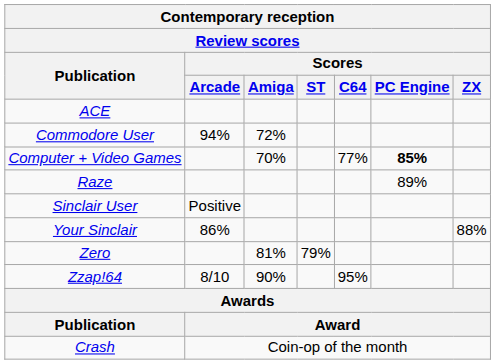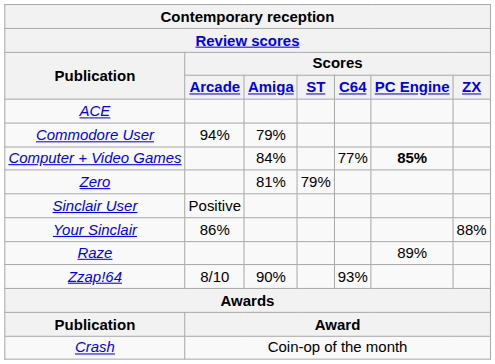(271, 135) 72% -> (271, 135) 79%
(271, 158) 70% -> (271, 158) 84%
rows swapped: (95, 182) <-> (95, 253)
(353, 277) 95% -> (353, 277) 93%
